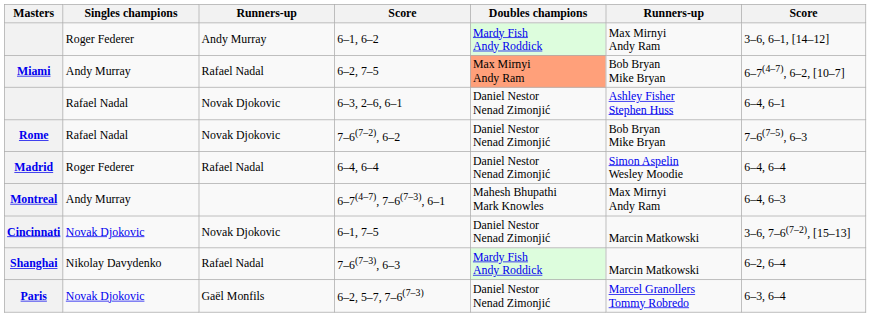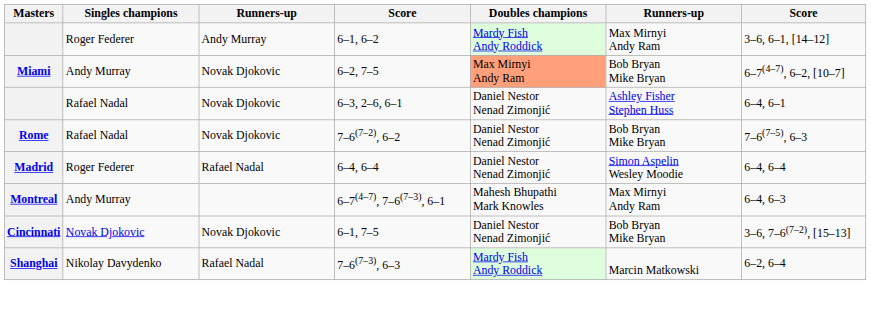(233, 71) Rafael Nadal -> (241, 71) Novak Djokovic
(654, 238) Marcin Matkowski -> (637, 231) Bob Bryan Mike Bryan
- row: (380, 296)
